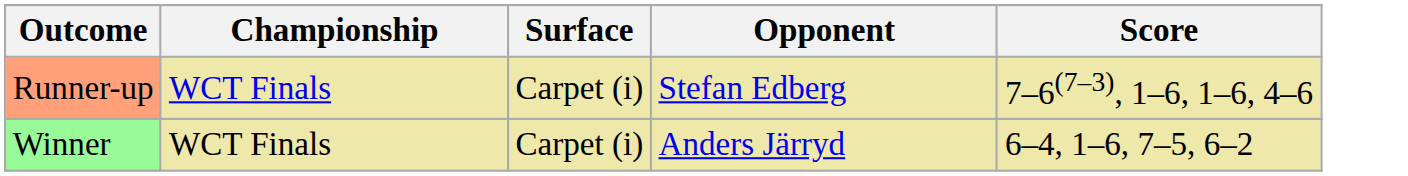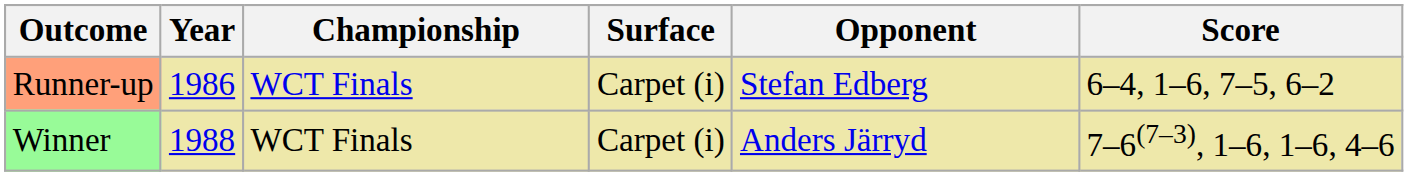+ column: (202, 30)
(1159, 87) 7–6(7–3), 1–6, 1–6, 4–6 -> (1211, 83) 6–4, 1–6, 7–5, 6–2
(1129, 144) 6–4, 1–6, 7–5, 6–2 -> (1241, 140) 7–6(7–3), 1–6, 1–6, 4–6
